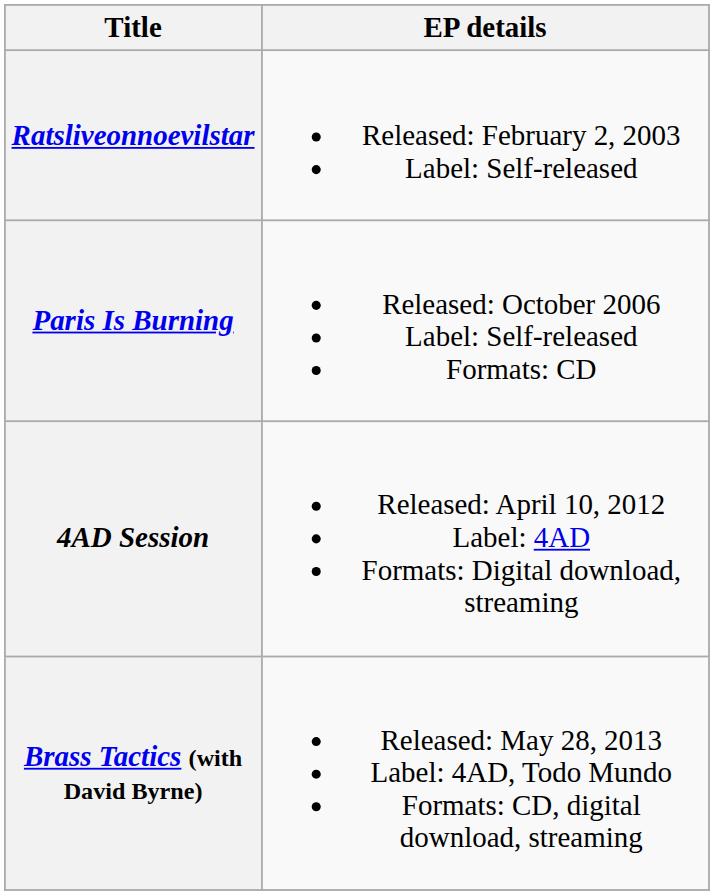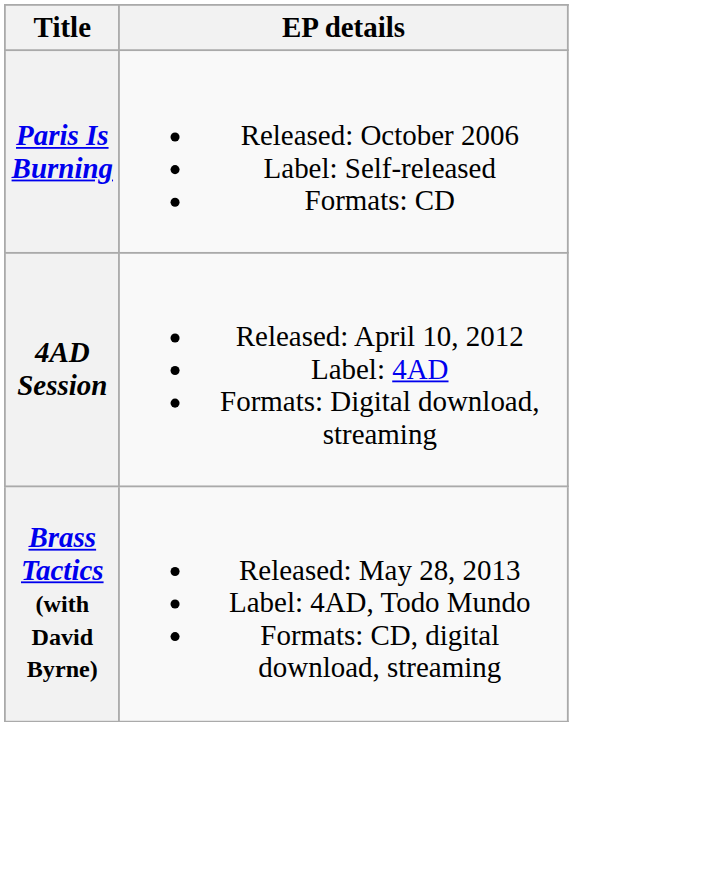- row: (133, 134)
